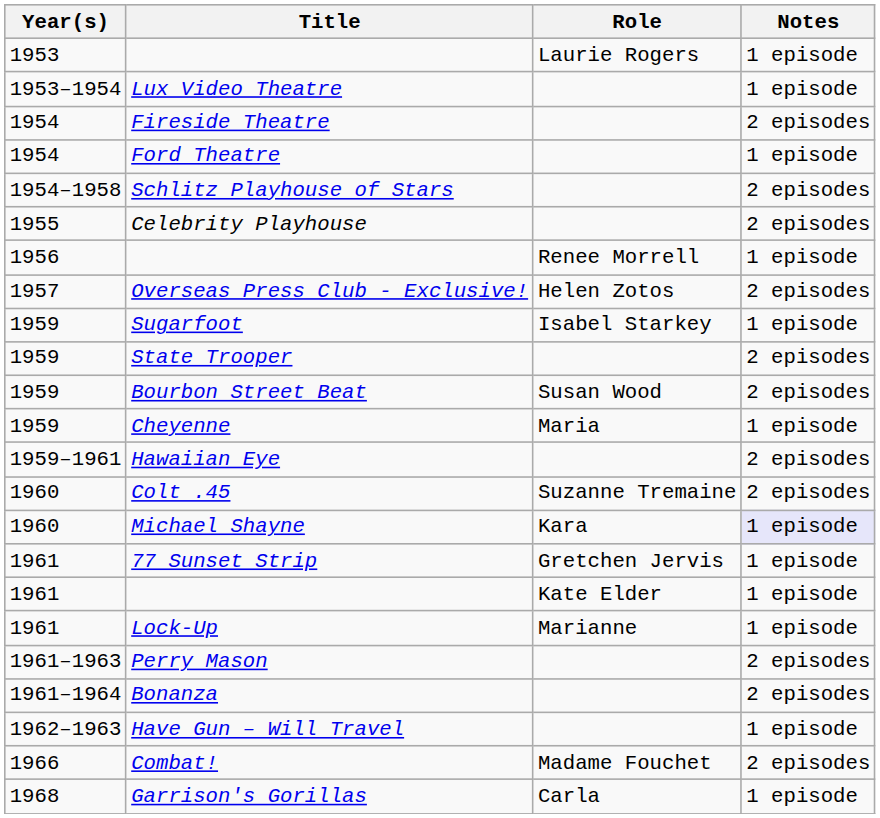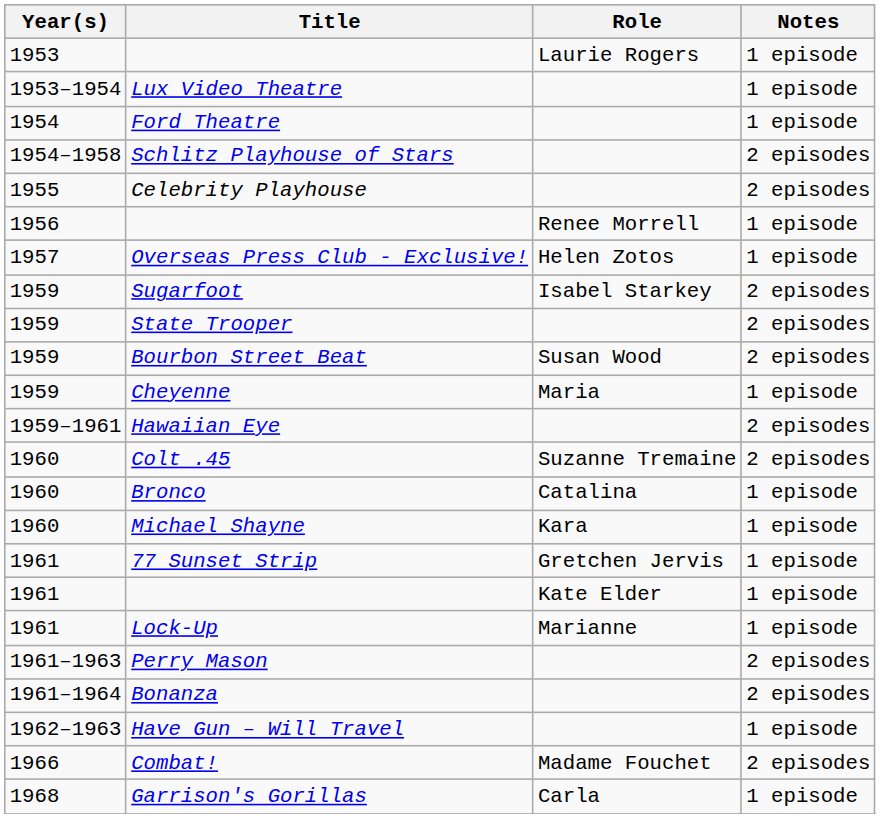- row: (35, 123)
(808, 291) 2 episodes -> (802, 257) 1 episode
(802, 325) 1 episode -> (808, 291) 2 episodes
+ row: (35, 493)
(802, 527) lavender background -> (802, 527) no background
